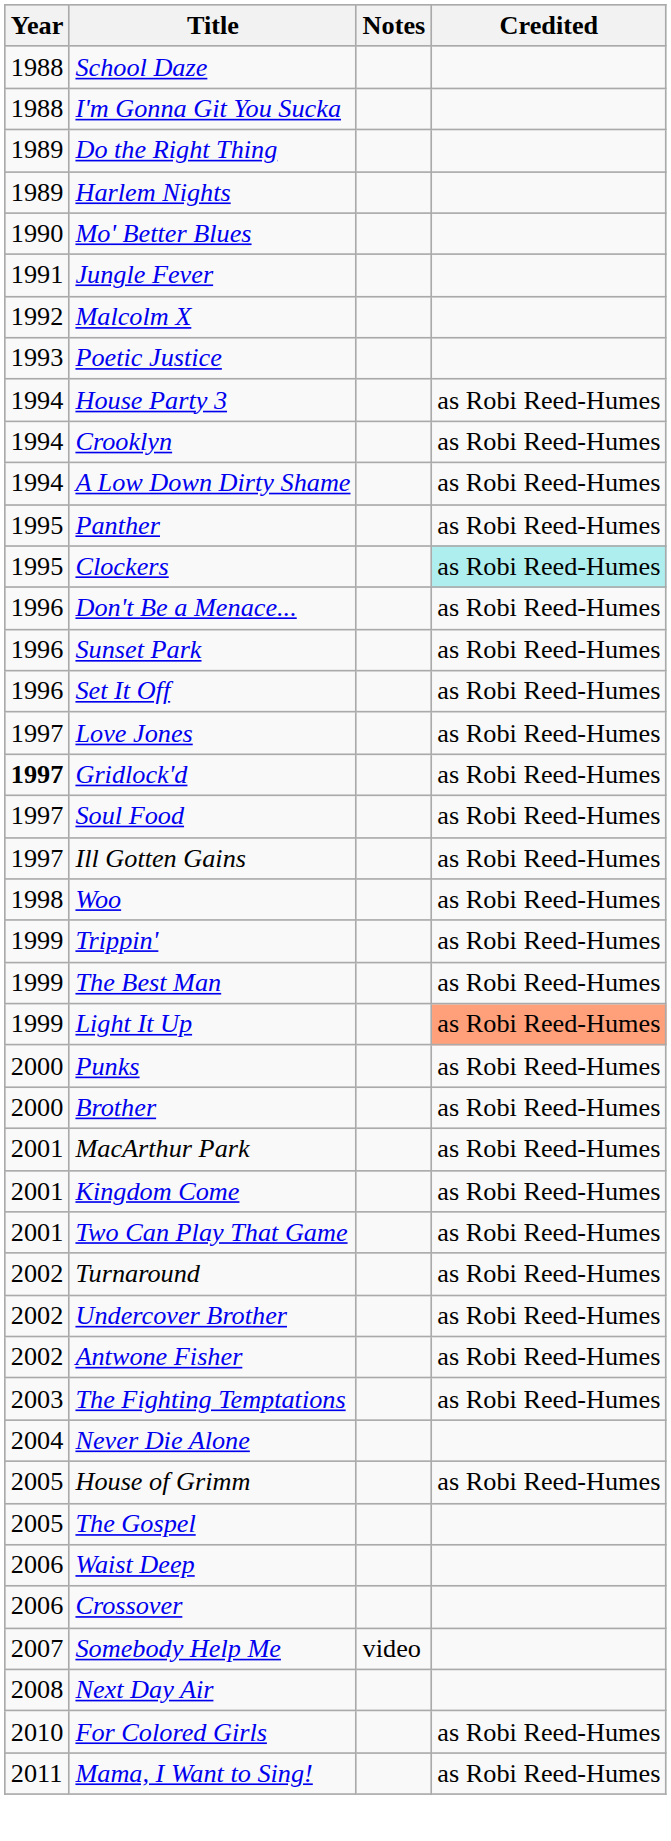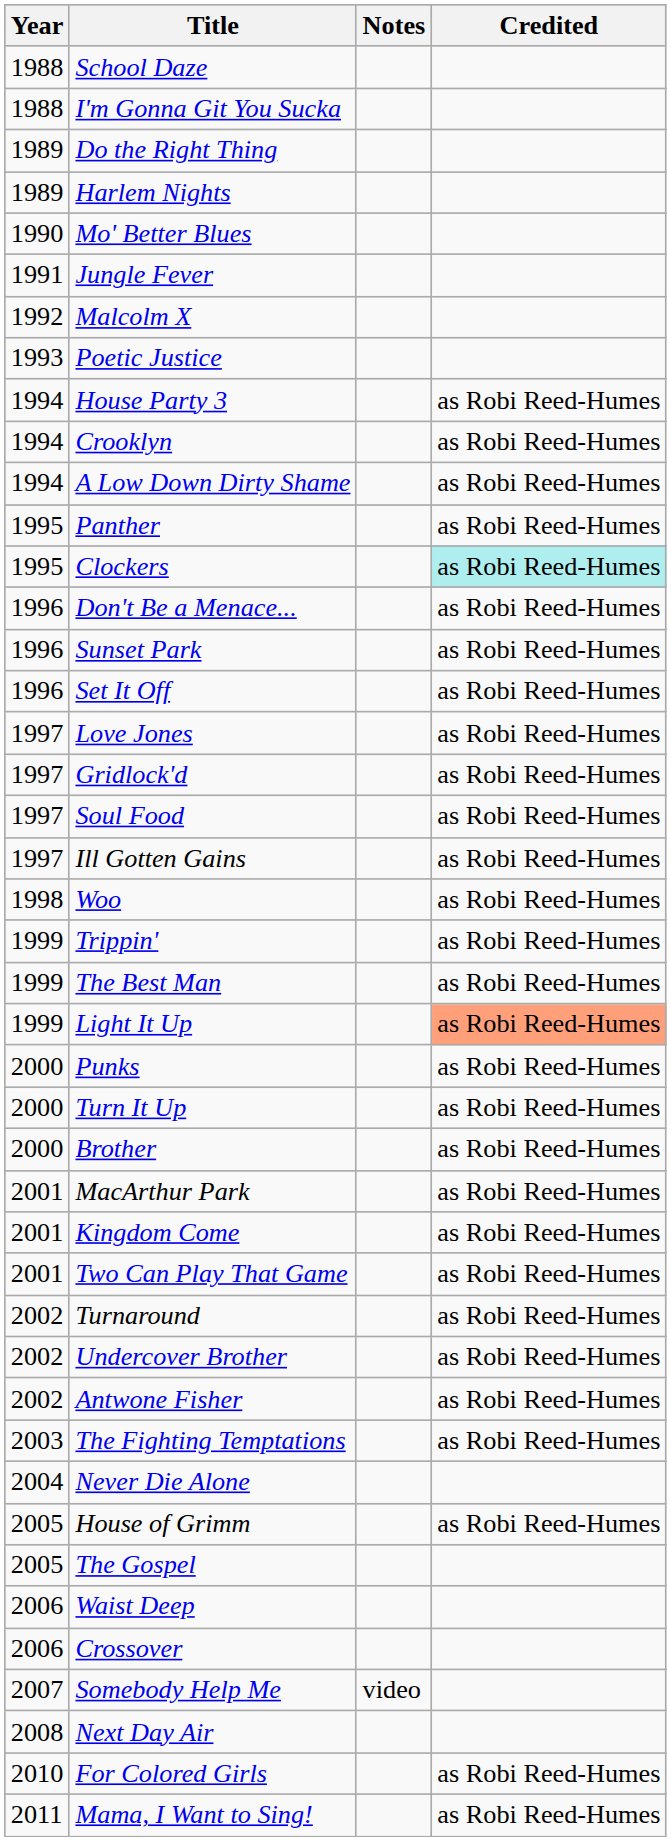(37, 774) bold -> (37, 774) normal
+ row: (131, 1107)
